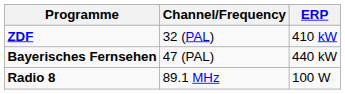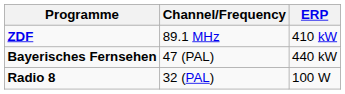(188, 36) 32 (PAL) -> (191, 36) 89.1 MHz
(191, 78) 89.1 MHz -> (188, 78) 32 (PAL)
